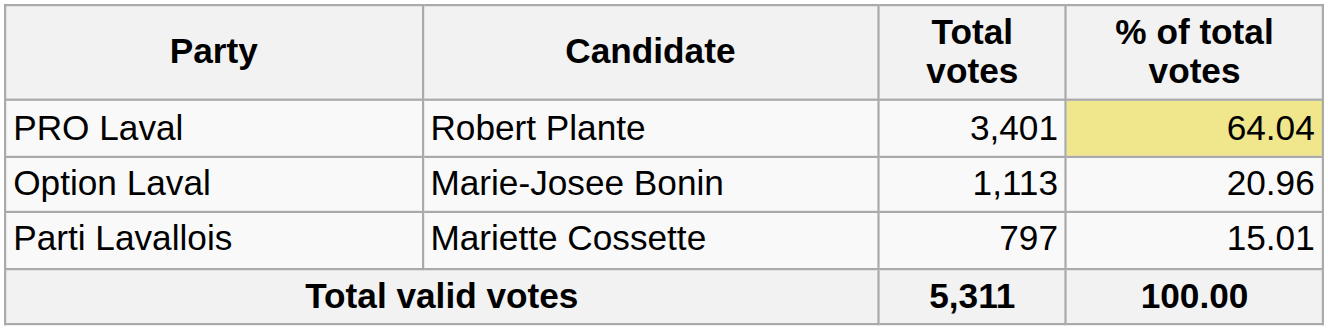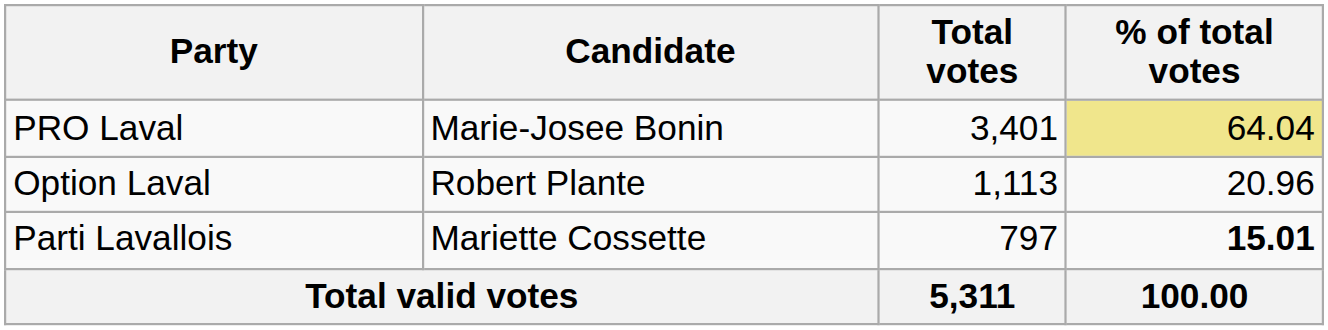(538, 127) Robert Plante -> (577, 127) Marie-Josee Bonin
(577, 183) Marie-Josee Bonin -> (538, 183) Robert Plante
(1271, 239) normal -> (1271, 239) bold
